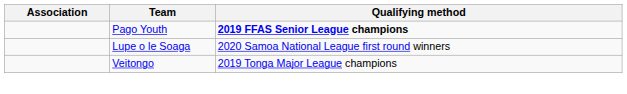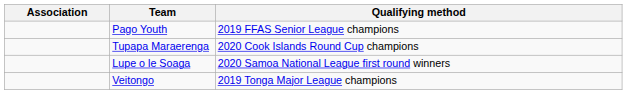(313, 30) bold -> (308, 30) normal
+ row: (161, 47)
